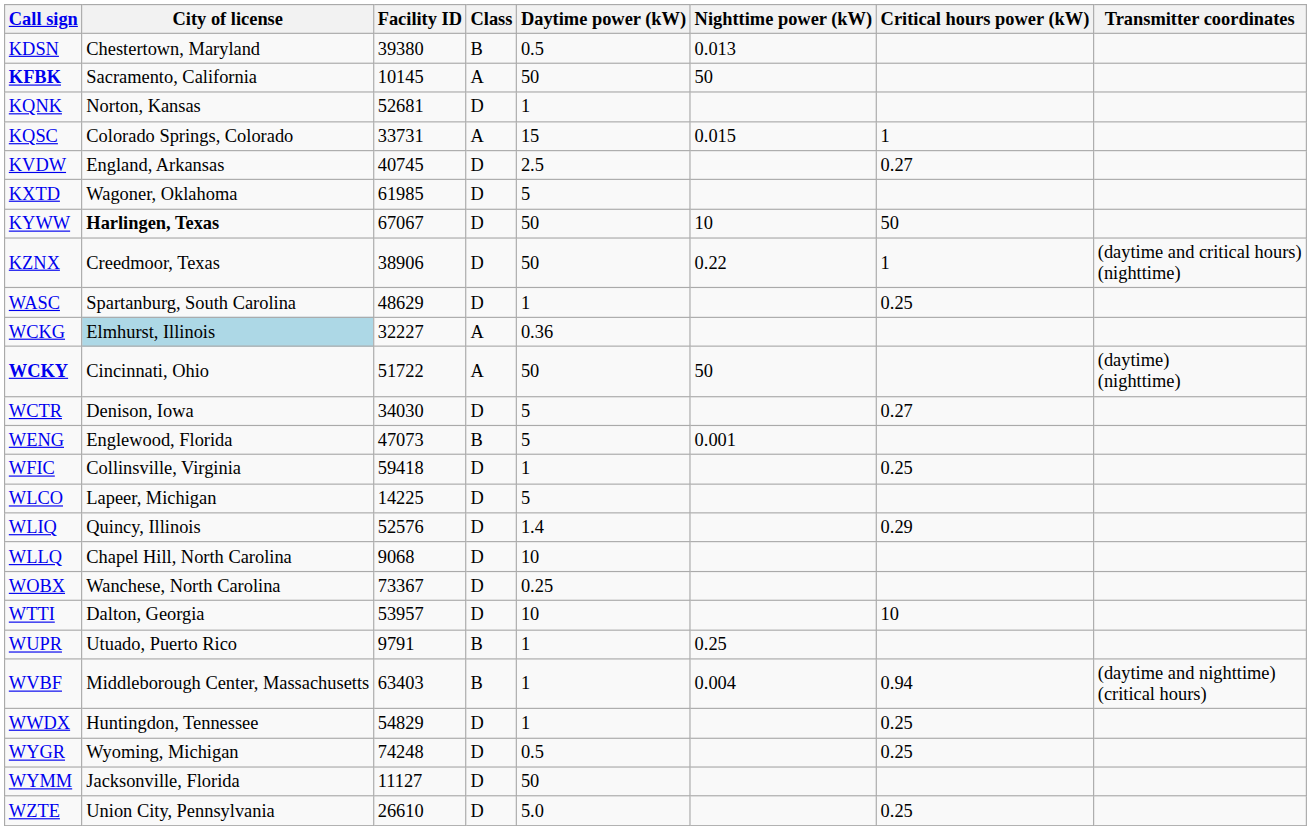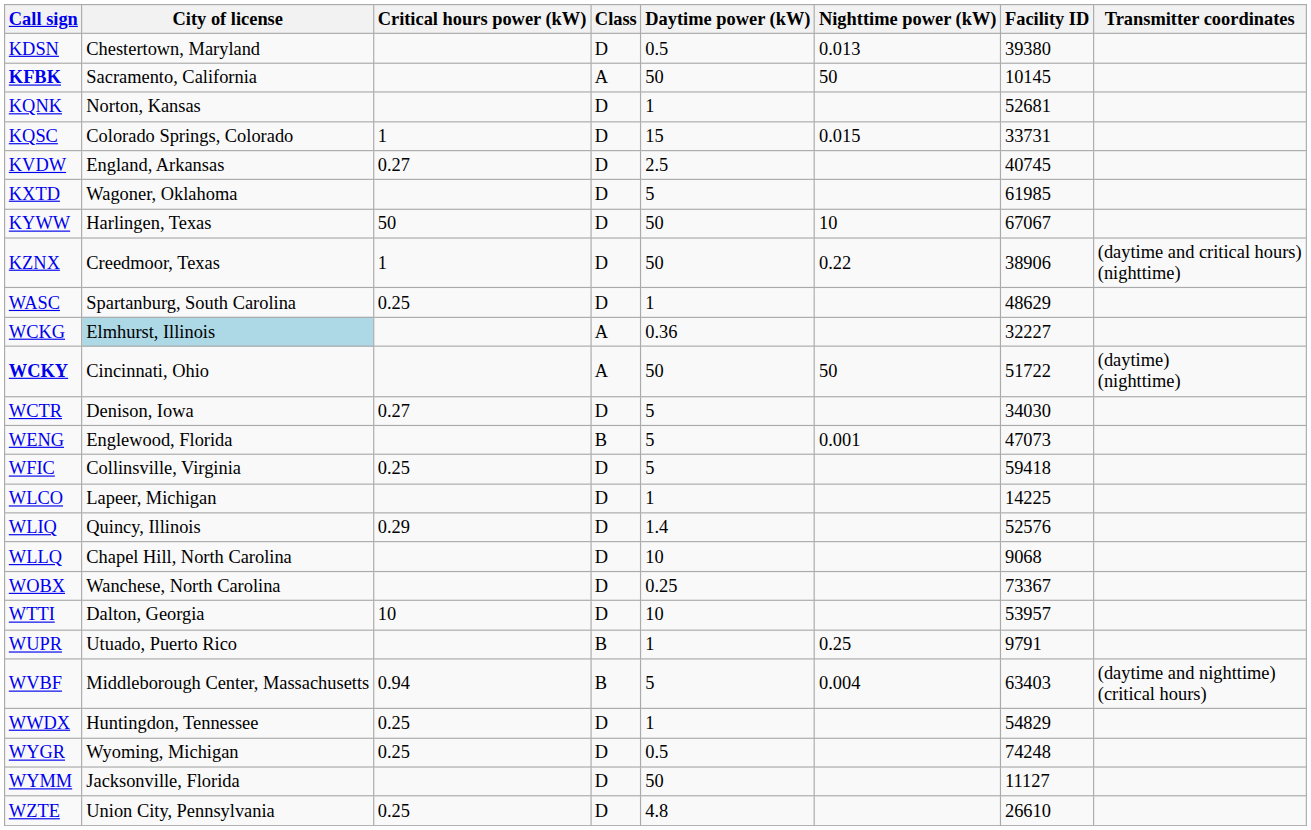columns swapped: (420, 19) <-> (985, 19)
(477, 48) B -> (601, 48) D
(477, 135) A -> (601, 135) D
(153, 223) bold -> (149, 223) normal
(525, 469) 1 -> (650, 469) 5
(525, 498) 5 -> (650, 498) 1
(525, 683) 1 -> (650, 683) 5
(532, 810) 5.0 -> (657, 810) 4.8
